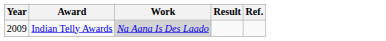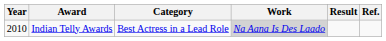+ column: (173, 12)
(17, 28) 2009 -> (17, 28) 2010
